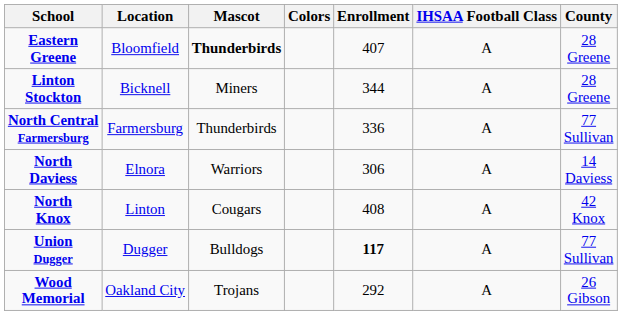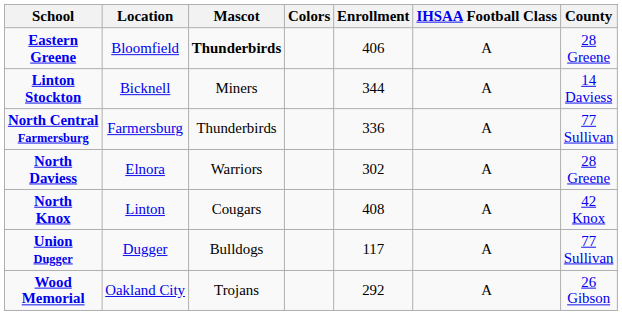(373, 48) 407 -> (373, 48) 406
(589, 88) 28 Greene -> (589, 88) 14 Daviess
(373, 169) 306 -> (373, 169) 302
(589, 169) 14 Daviess -> (589, 169) 28 Greene
(373, 249) bold -> (373, 249) normal
